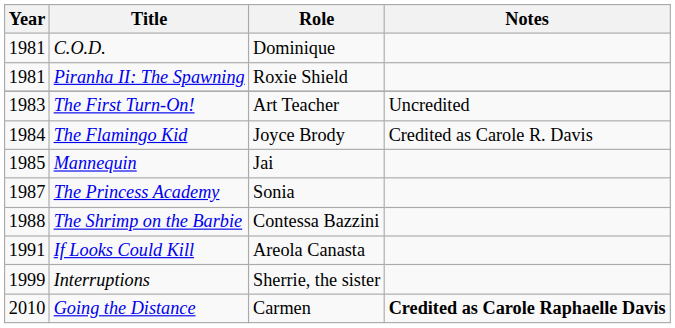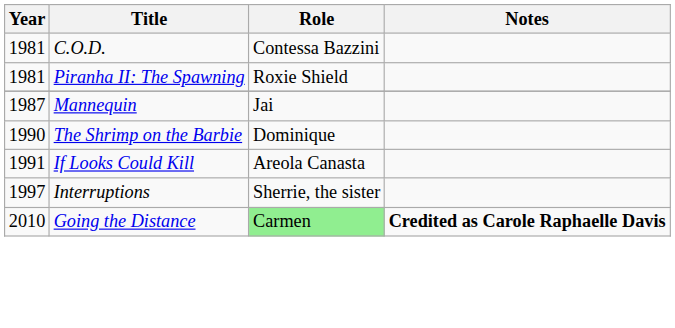(294, 47) Dominique -> (316, 47) Contessa Bazzini
- row: (124, 105)
- row: (121, 134)
(27, 163) 1985 -> (27, 105) 1987
- row: (137, 192)
(27, 221) 1988 -> (27, 134) 1990
(316, 221) Contessa Bazzini -> (294, 134) Dominique
(27, 279) 1999 -> (27, 192) 1997
(282, 308) no background -> (282, 221) lightgreen background
